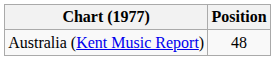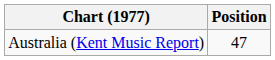(239, 42) 48 -> (239, 42) 47
